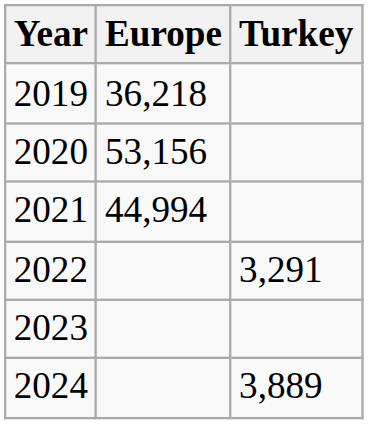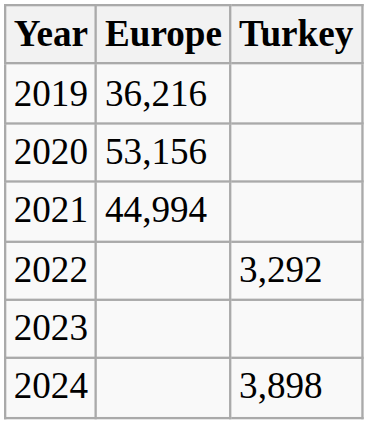(156, 92) 36,218 -> (156, 92) 36,216
(281, 269) 3,291 -> (281, 269) 3,292
(281, 387) 3,889 -> (281, 387) 3,898
